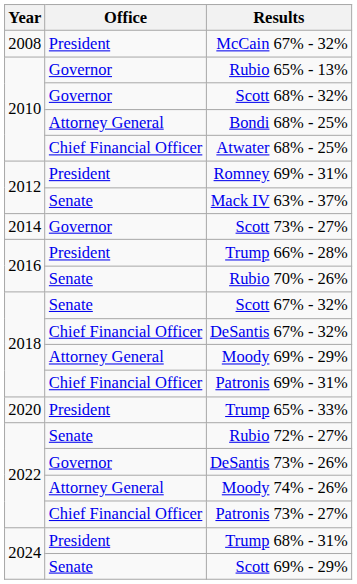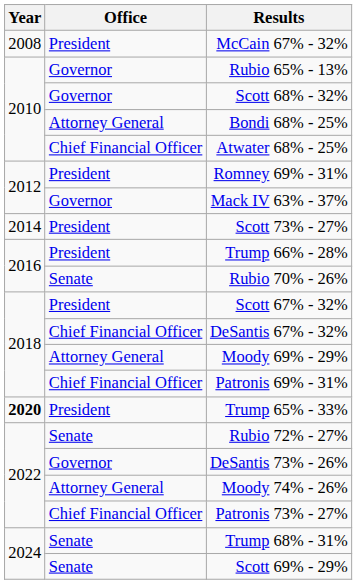(71, 200) Senate -> (80, 200) Governor
(80, 226) Governor -> (80, 226) President
(71, 305) Senate -> (80, 305) President
(25, 409) normal -> (25, 409) bold
(80, 540) President -> (71, 540) Senate
